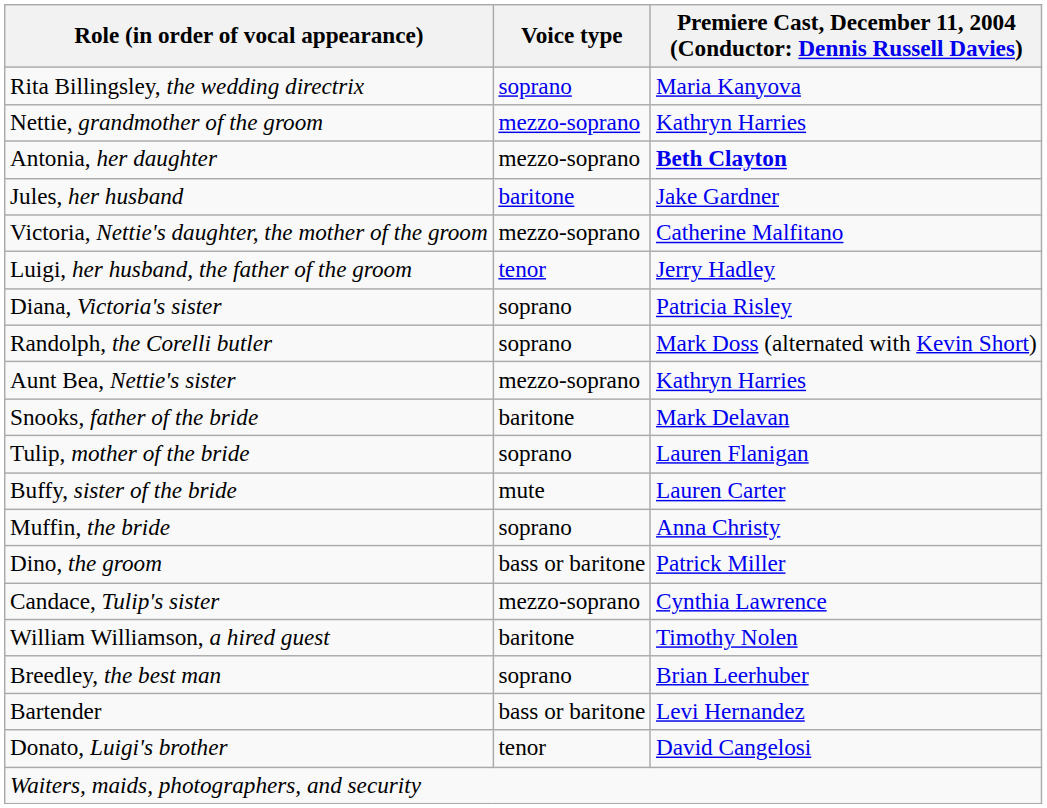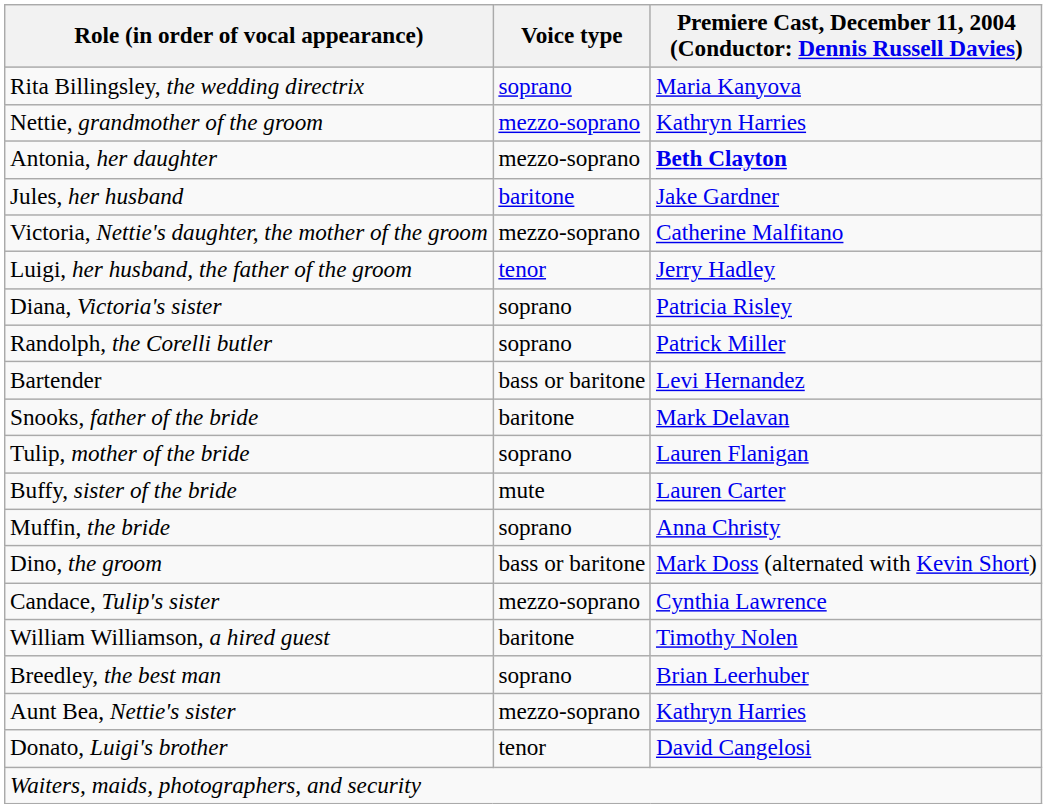(846, 343) Mark Doss (alternated with Kevin Short) -> (721, 343) Patrick Miller
rows swapped: (56, 711) <-> (123, 380)
(721, 564) Patrick Miller -> (846, 564) Mark Doss (alternated with Kevin Short)
